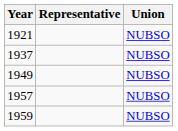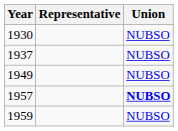- row: (20, 34)
+ row: (20, 34)
(148, 95) normal -> (148, 95) bold
